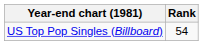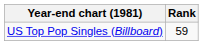(182, 31) 54 -> (182, 31) 59
